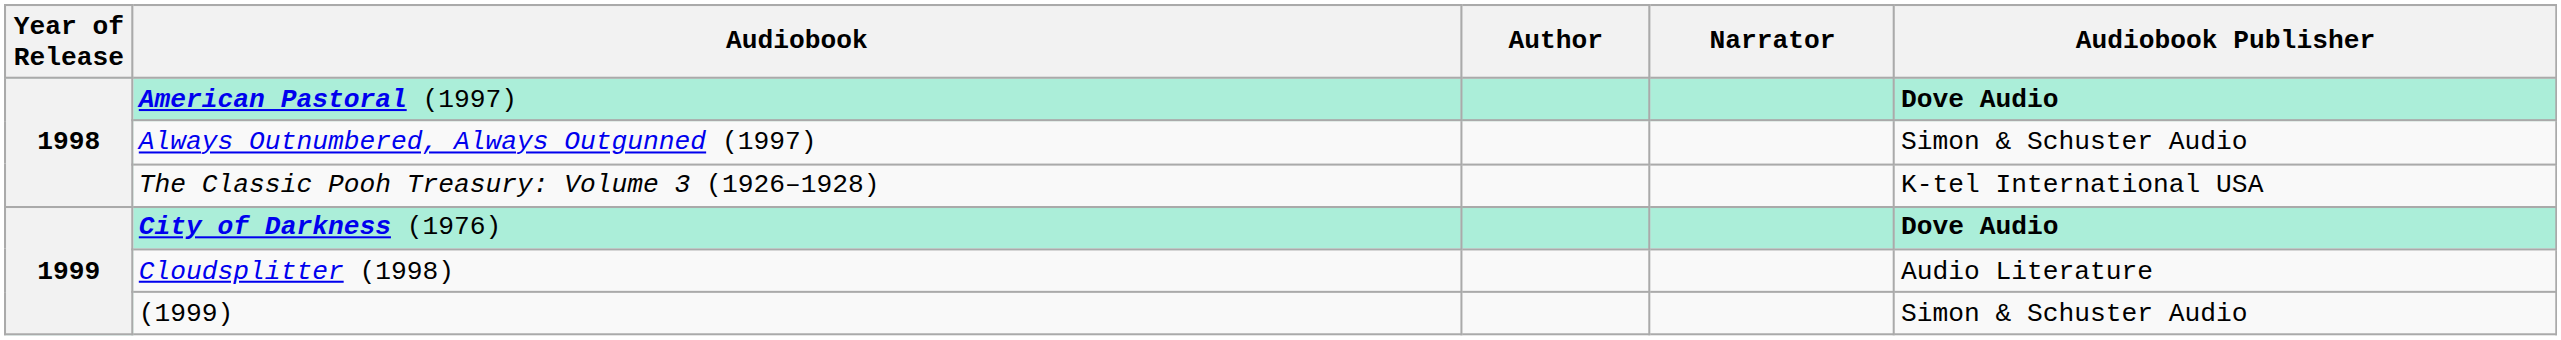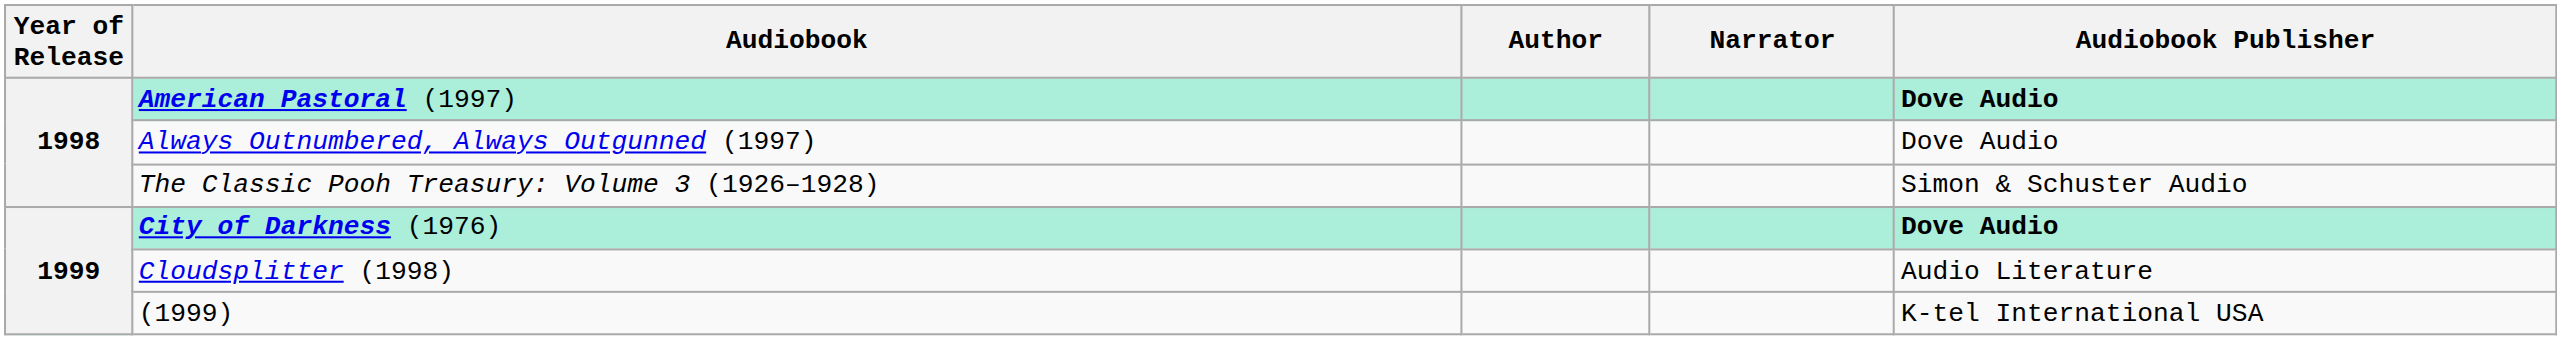(2074, 142) Simon & Schuster Audio -> (1980, 142) Dove Audio
(2082, 185) K-tel International USA -> (2074, 185) Simon & Schuster Audio
(2074, 314) Simon & Schuster Audio -> (2082, 314) K-tel International USA
